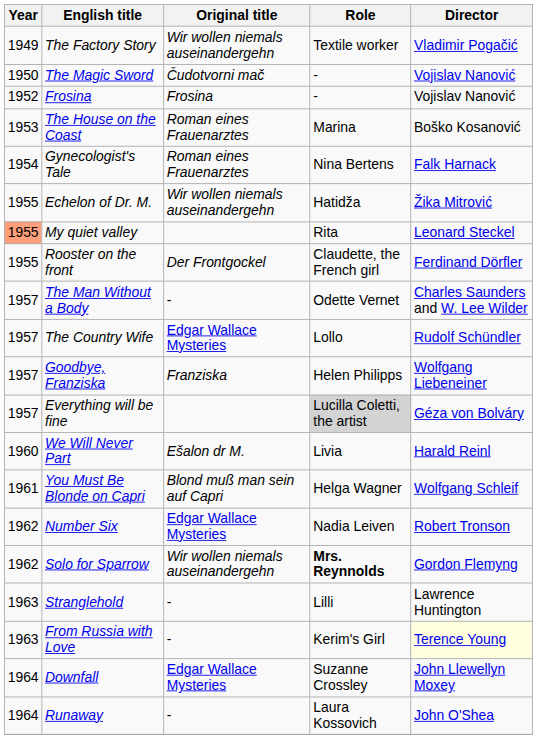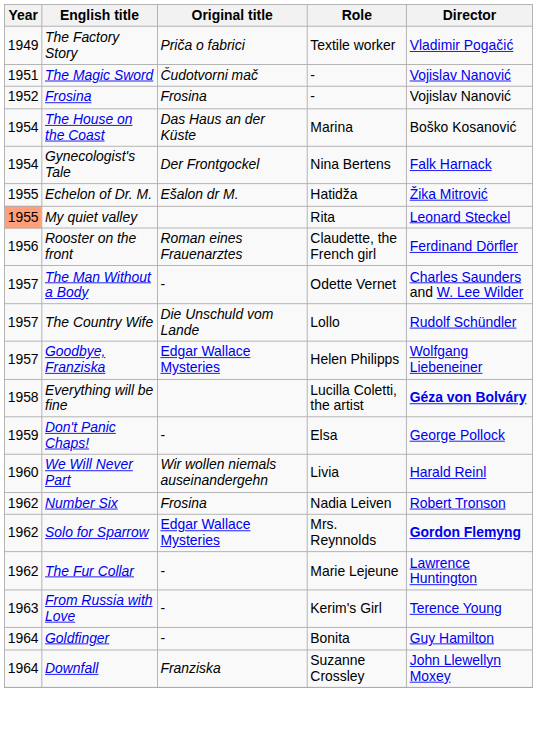(225, 45) Wir wollen niemals auseinandergehn -> (203, 45) Priča o fabrici
(23, 75) 1950 -> (23, 75) 1951
(23, 127) 1953 -> (23, 127) 1954
(208, 127) Roman eines Frauenarztes -> (213, 127) Das Haus an der Küste
(208, 165) Roman eines Frauenarztes -> (210, 165) Der Frontgockel
(225, 202) Wir wollen niemals auseinandergehn -> (199, 194) Ešalon dr M.
(23, 262) 1955 -> (23, 246) 1956
(216, 262) Der Frontgockel -> (201, 246) Roman eines Frauenarztes
(212, 338) Edgar Wallace Mysteries -> (217, 322) Die Unschuld vom Lande
(197, 375) Franziska -> (205, 360) Edgar Wallace Mysteries
(23, 413) 1957 -> (23, 397) 1958
(357, 413) lightgrey background -> (354, 397) no background
(469, 413) normal -> (468, 397) bold
+ row: (80, 435)
(206, 451) Ešalon dr M. -> (218, 473) Wir wollen niemals auseinandergehn
- row: (95, 489)
(212, 526) Edgar Wallace Mysteries -> (184, 503) Frosina
(225, 564) Wir wollen niemals auseinandergehn -> (205, 533) Edgar Wallace Mysteries
(349, 564) bold -> (343, 533) normal
(466, 564) normal -> (465, 533) bold
+ row: (90, 570)
- row: (84, 602)
(460, 639) lightyellow background -> (456, 608) no background
+ row: (77, 638)
(212, 677) Edgar Wallace Mysteries -> (191, 668) Franziska
- row: (74, 715)
